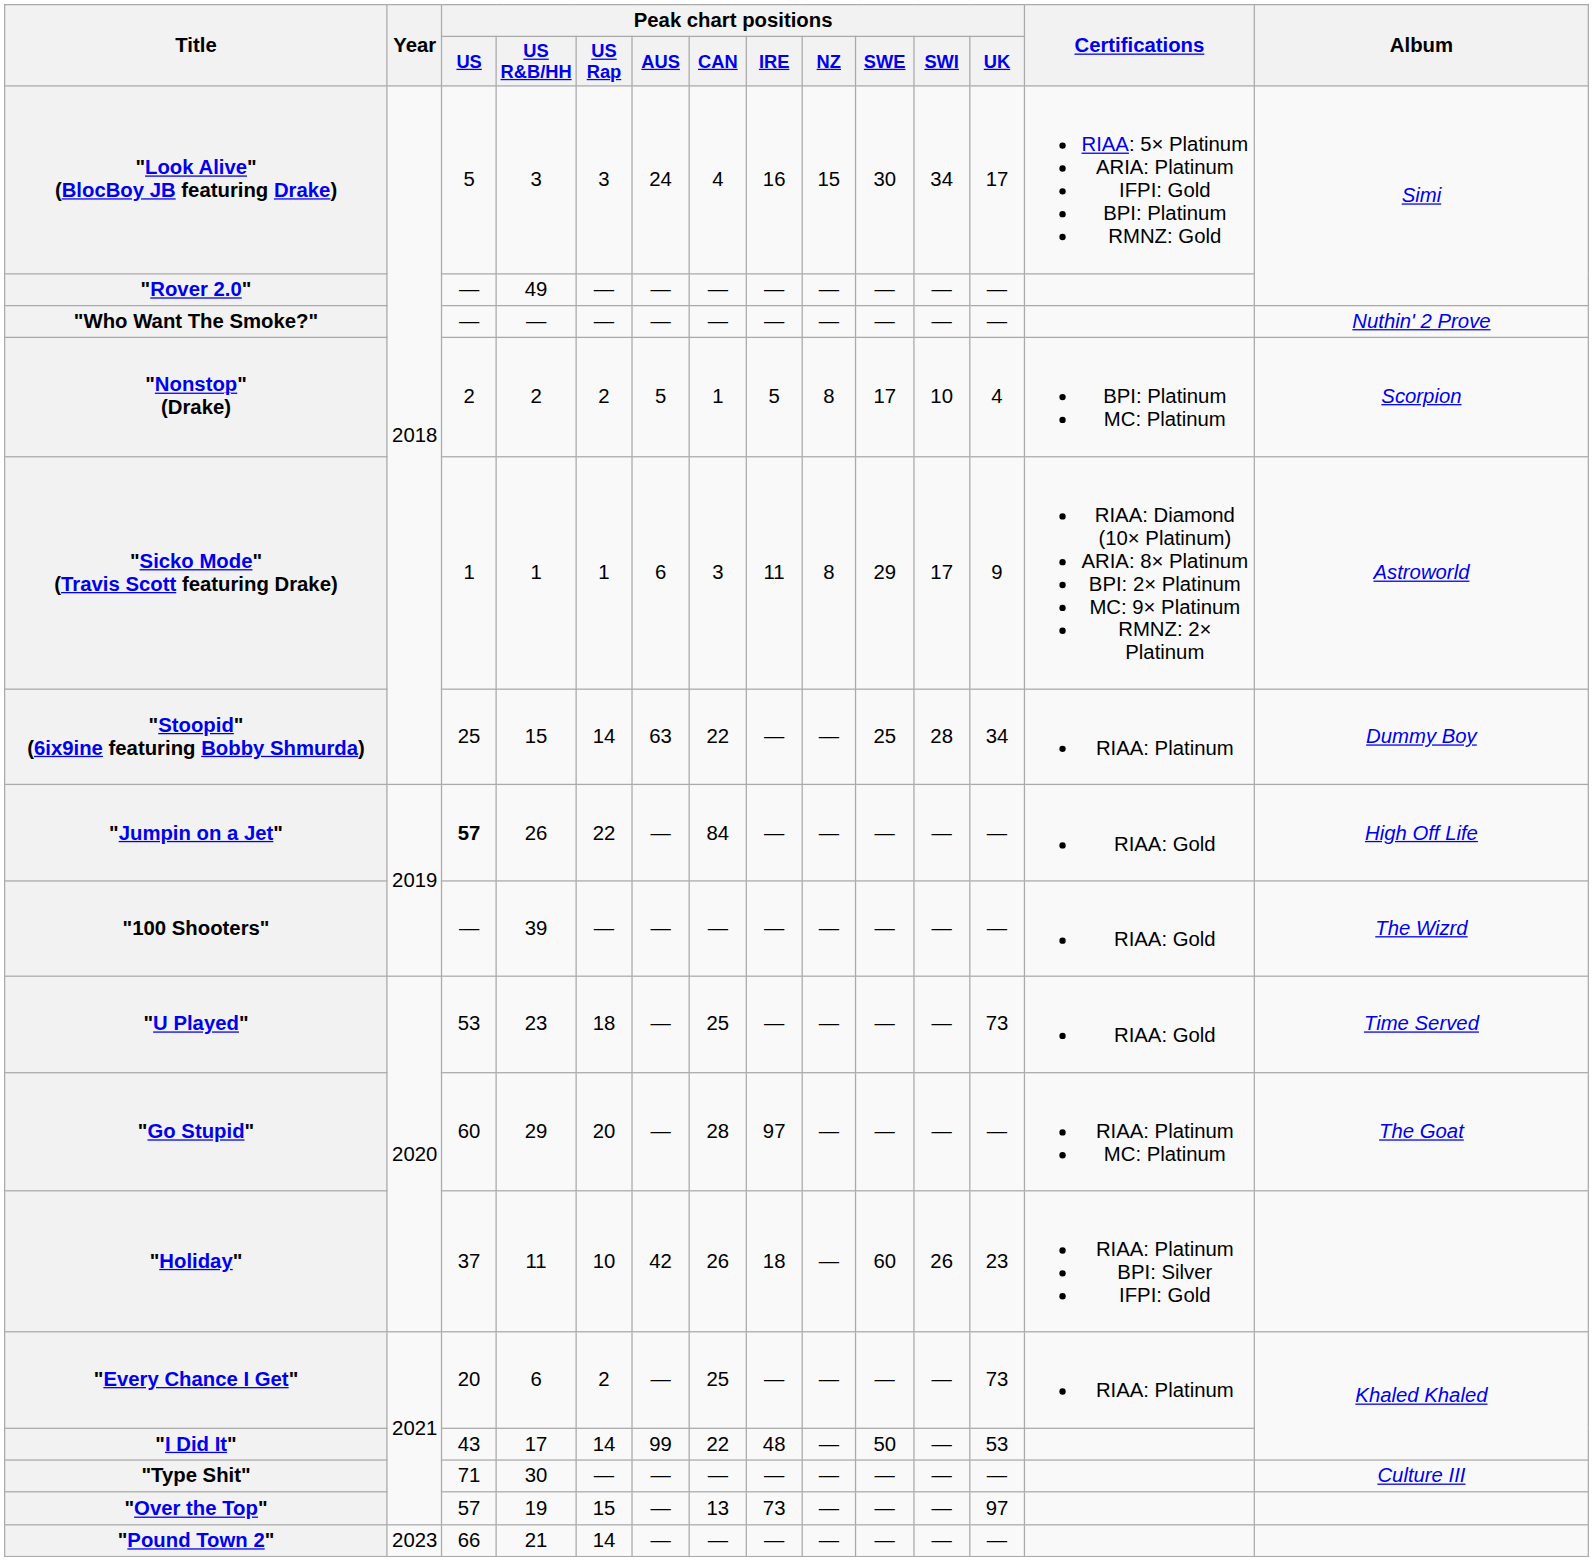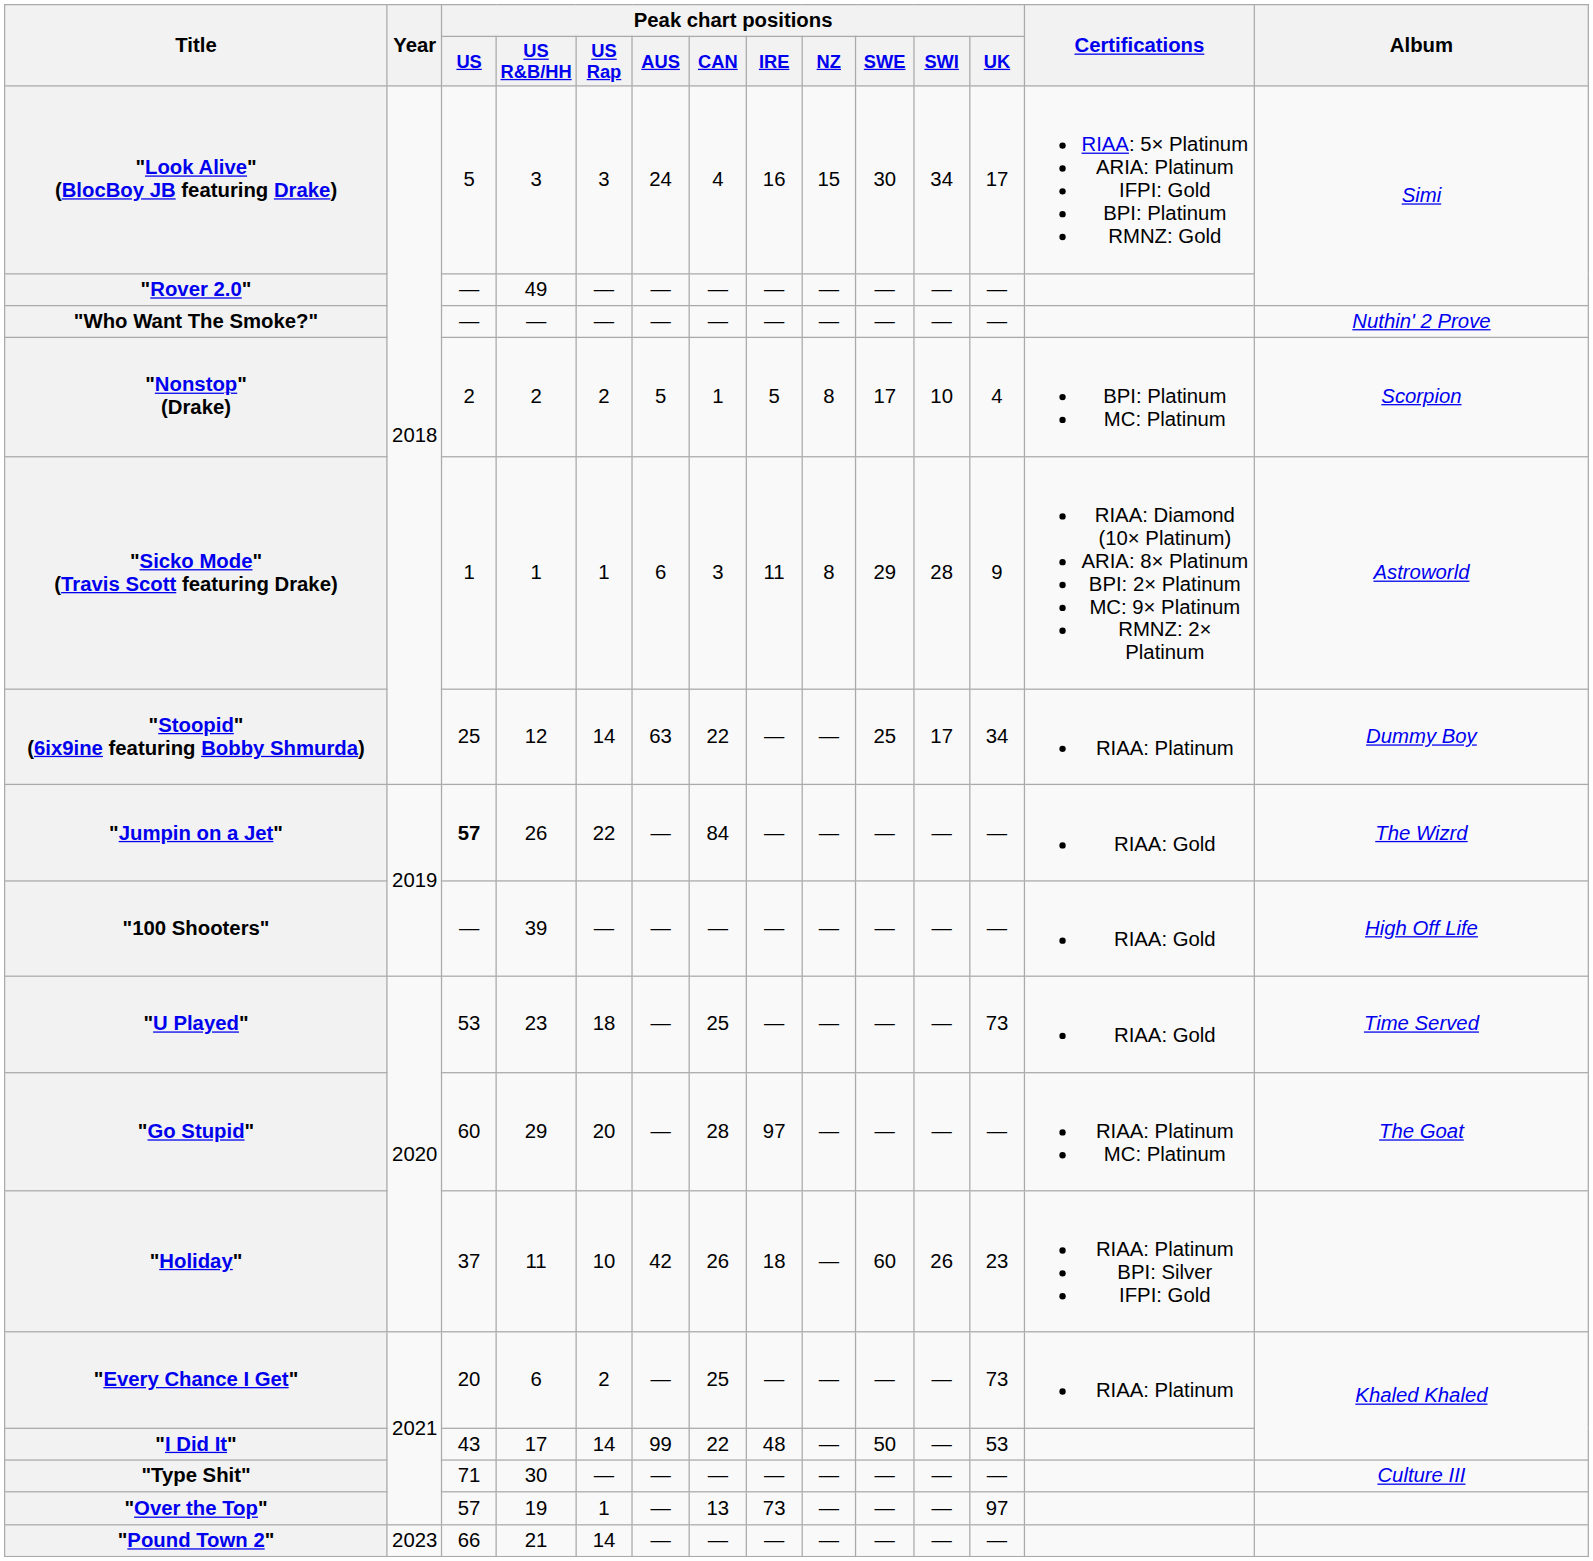(942, 572) 17 -> (942, 572) 28
(536, 736) 15 -> (536, 736) 12
(942, 736) 28 -> (942, 736) 17
(1421, 832) High Off Life -> (1421, 832) The Wizrd
(1421, 928) The Wizrd -> (1421, 928) High Off Life
(604, 1508) 15 -> (604, 1508) 1
